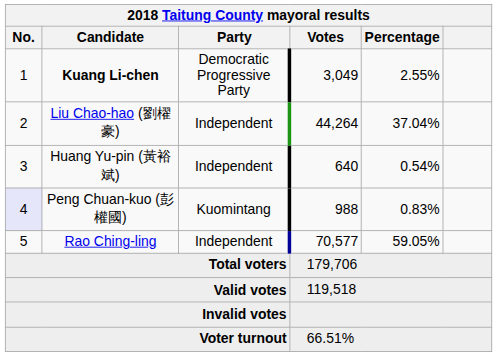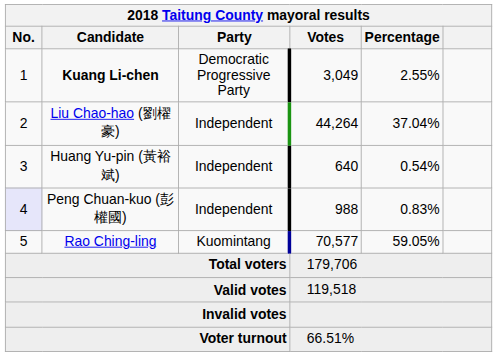(234, 209) Kuomintang -> (234, 209) Independent
(234, 241) Independent -> (234, 241) Kuomintang
